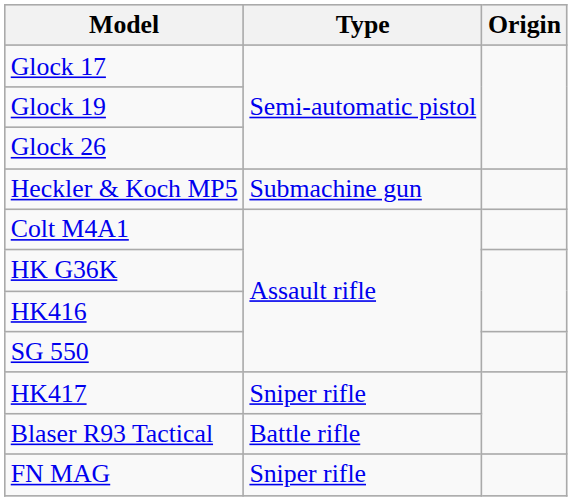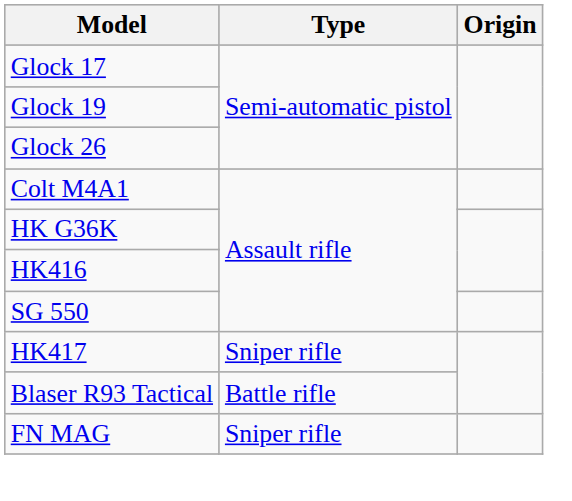- row: (124, 188)
